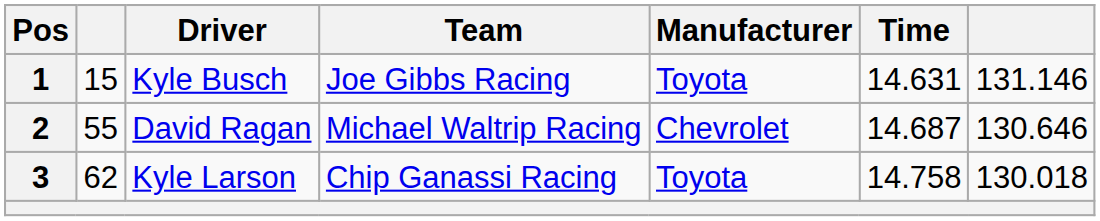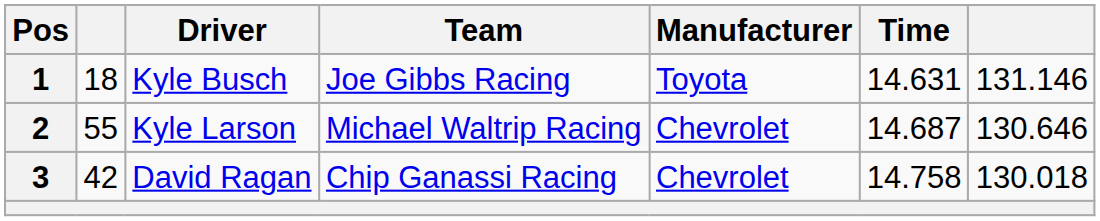(101, 79) 15 -> (101, 79) 18
(222, 128) David Ragan -> (214, 128) Kyle Larson
(101, 177) 62 -> (101, 177) 42
(214, 177) Kyle Larson -> (222, 177) David Ragan
(702, 177) Toyota -> (722, 177) Chevrolet
